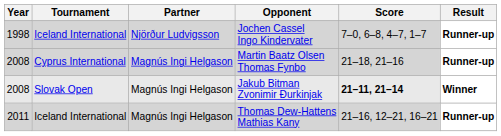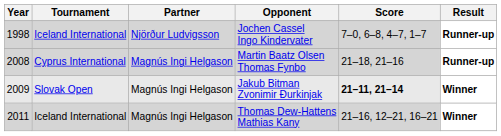(18, 90) 2008 -> (18, 90) 2009
(468, 117) Runner-up -> (460, 117) Winner
